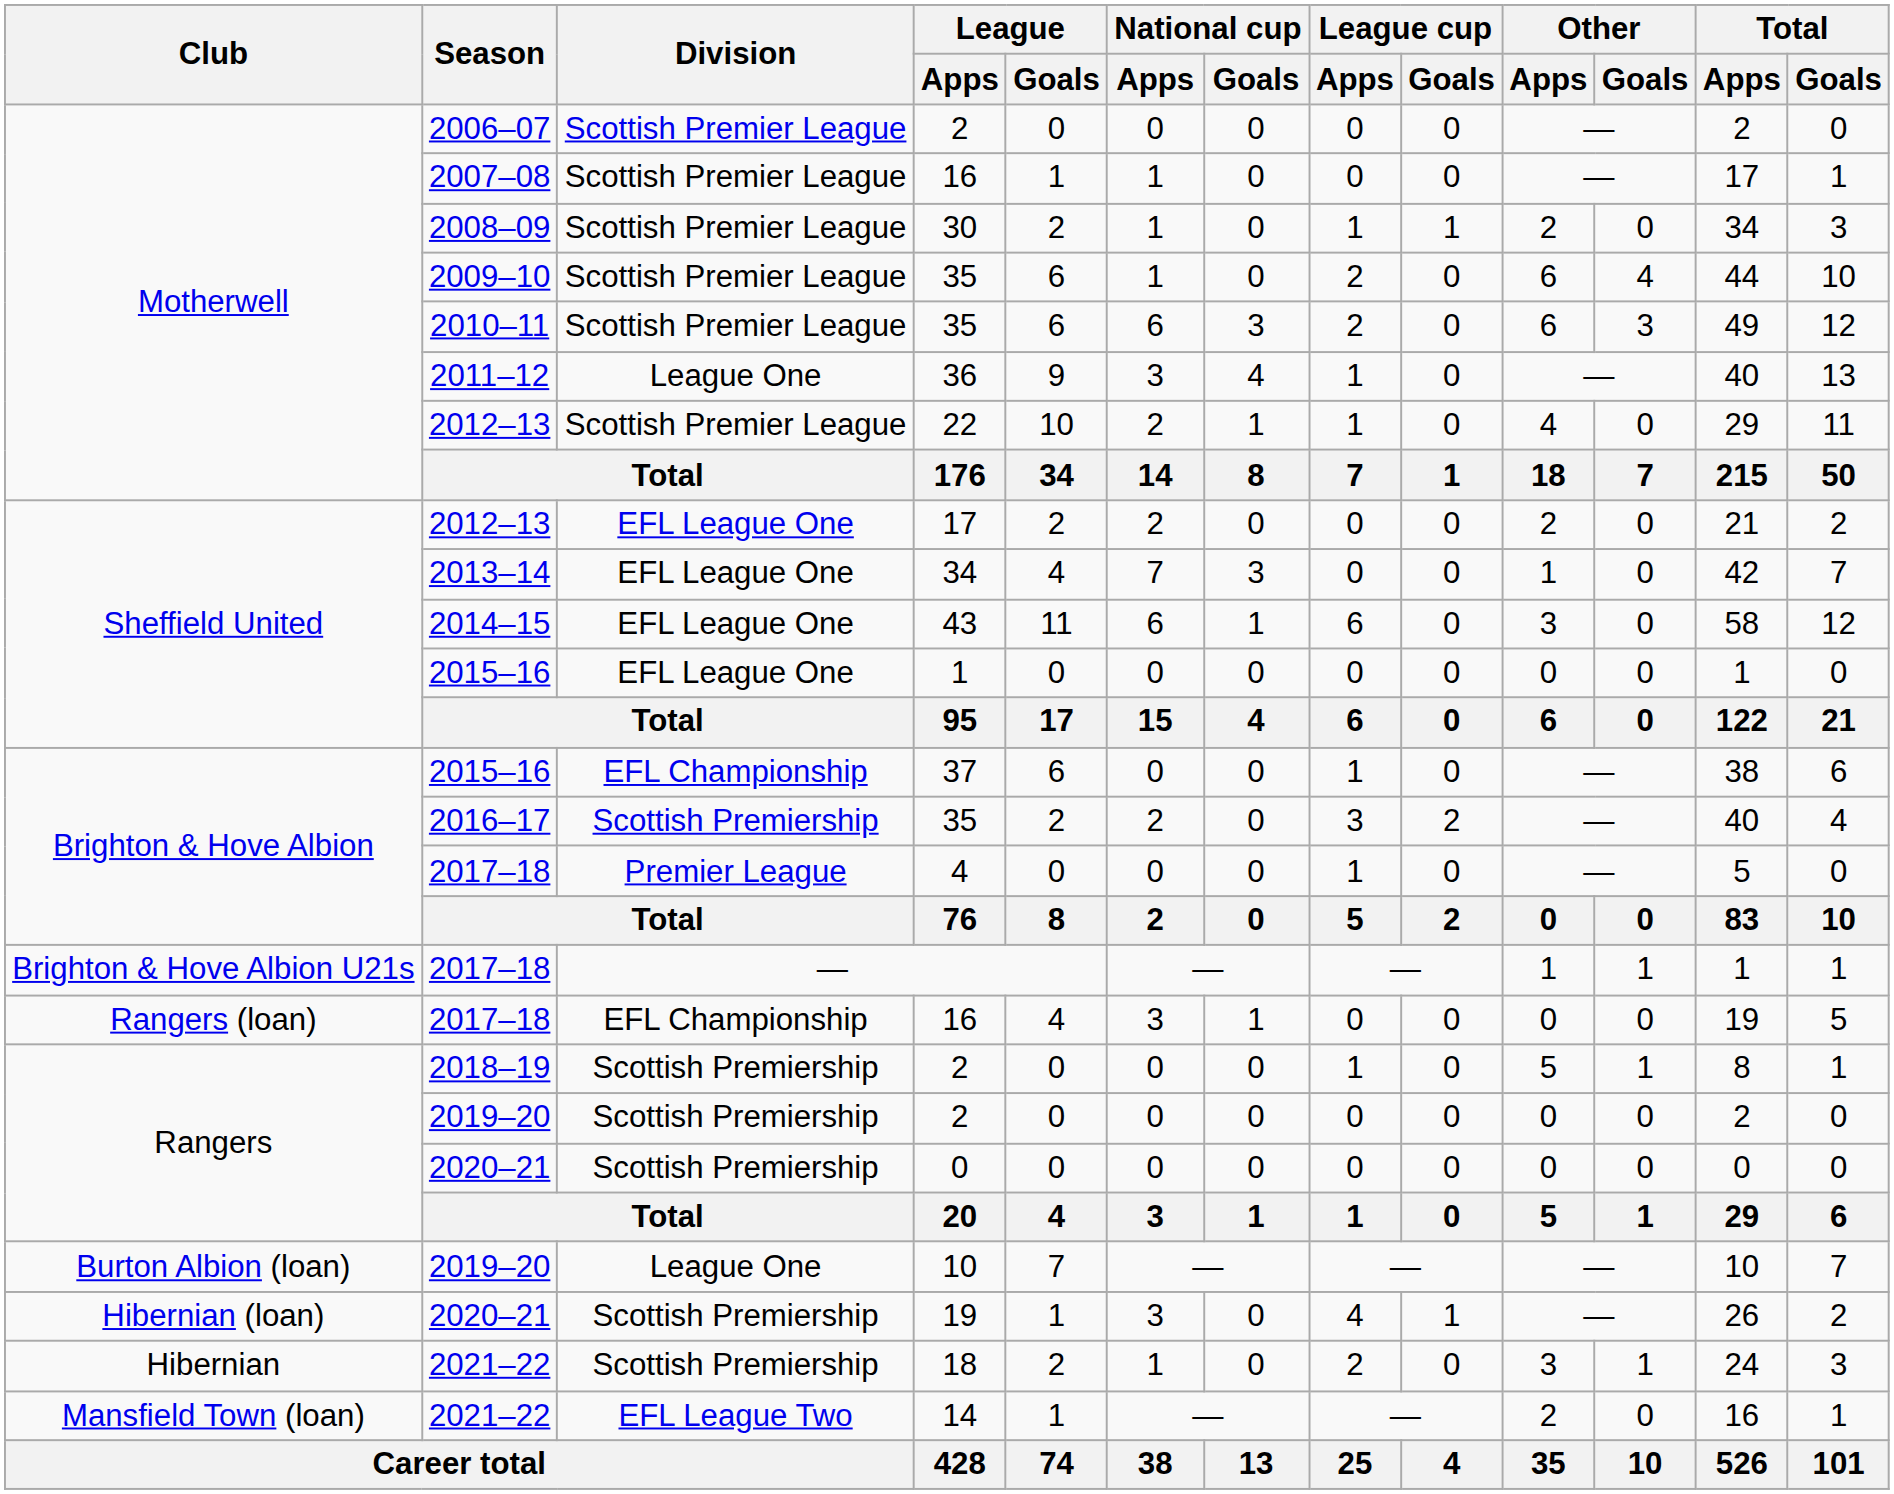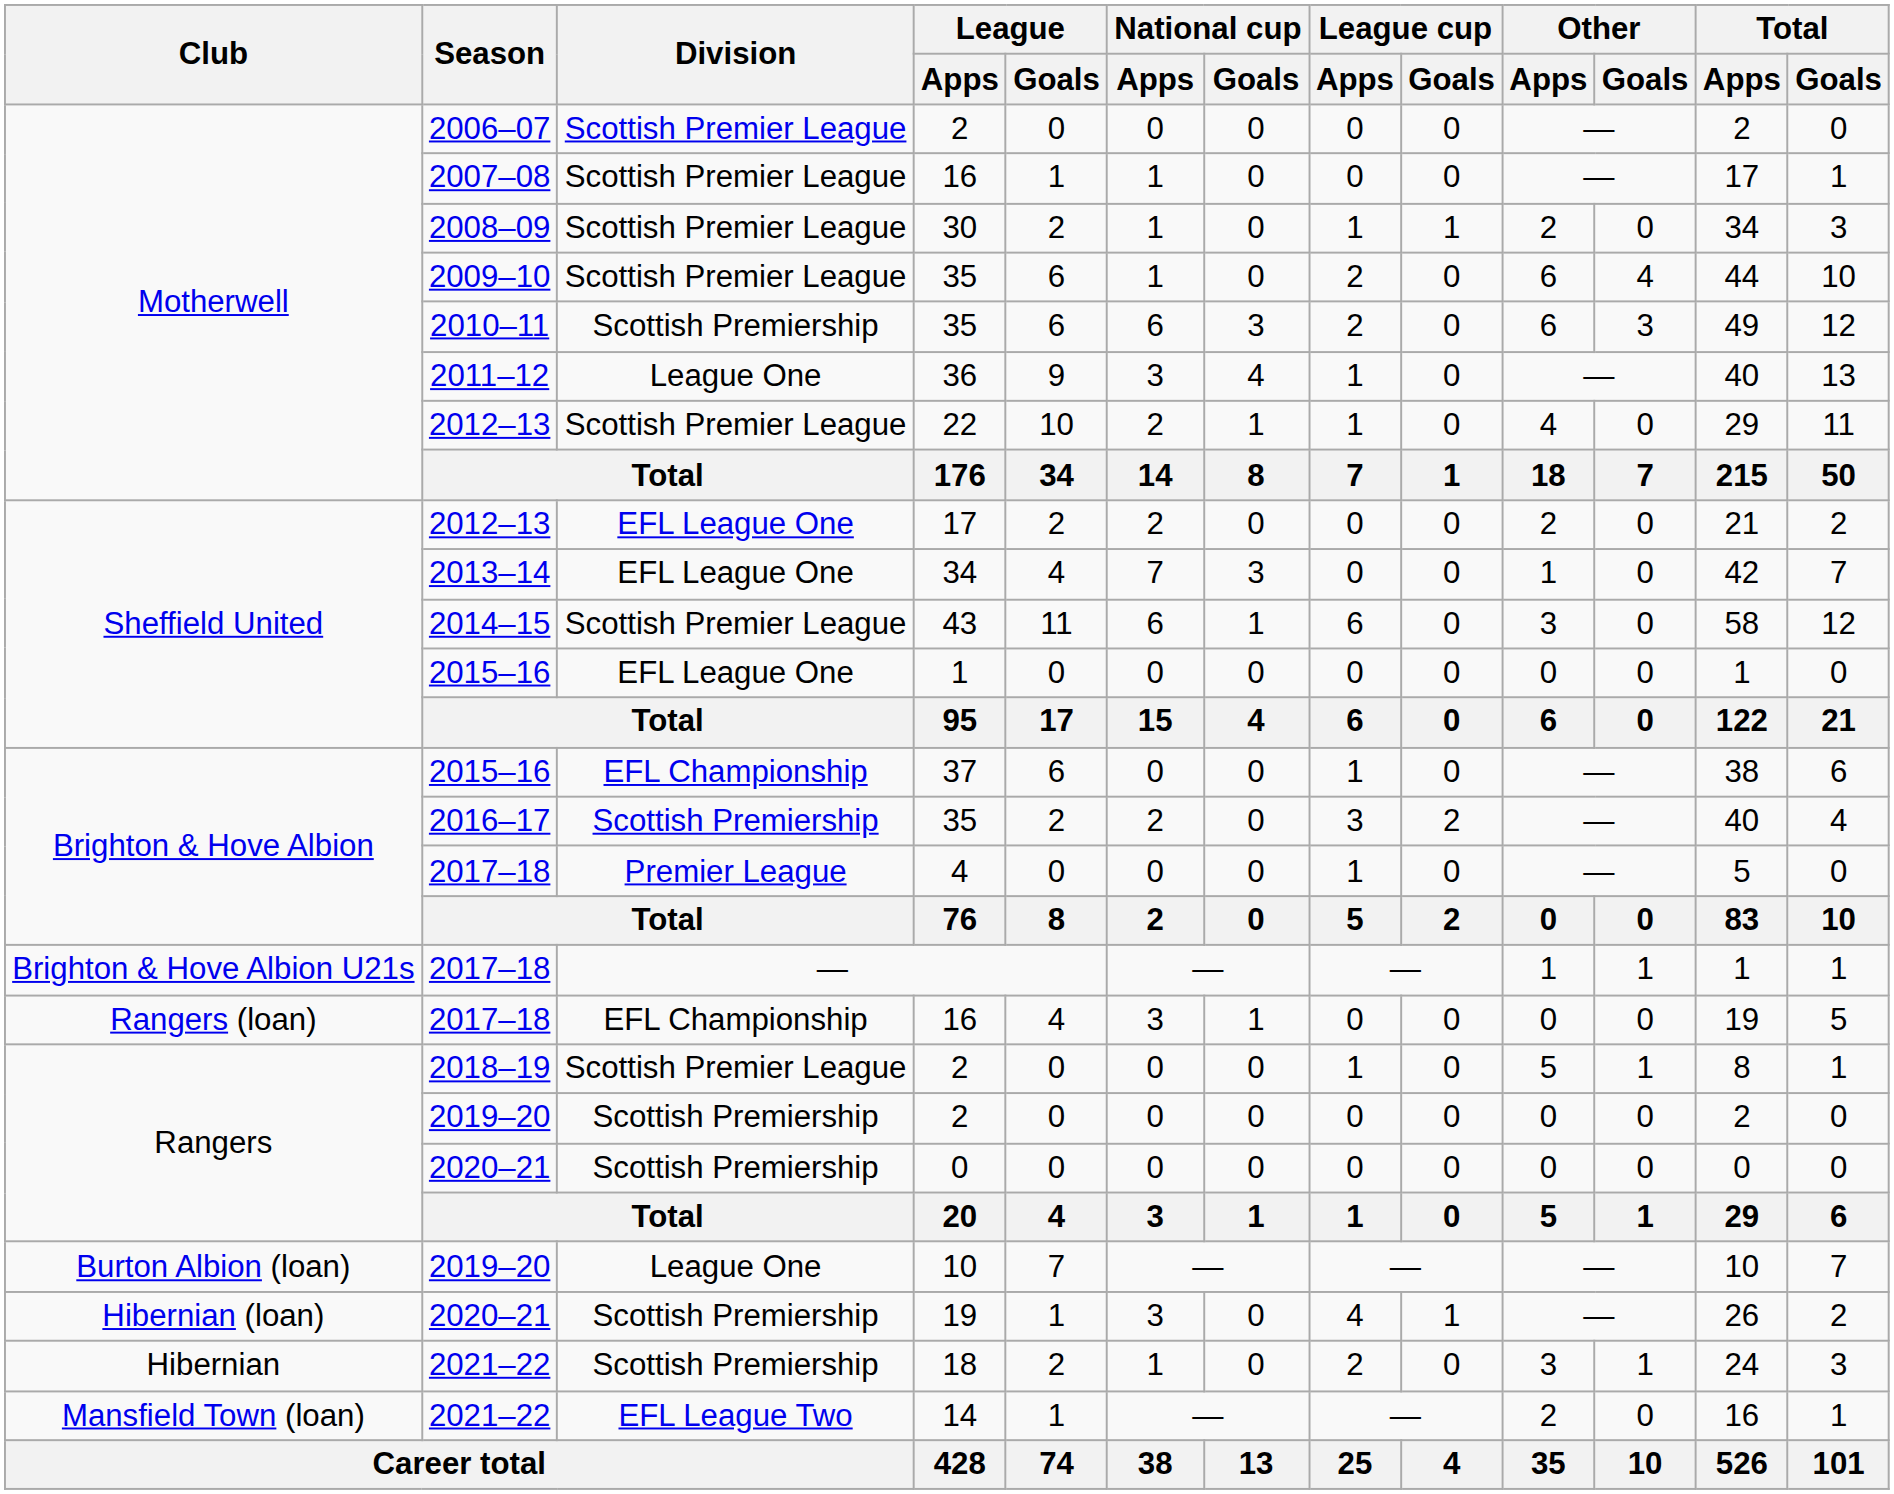(736, 326) Scottish Premier League -> (736, 326) Scottish Premiership
(736, 623) EFL League One -> (736, 623) Scottish Premier League
(736, 1068) Scottish Premiership -> (736, 1068) Scottish Premier League
